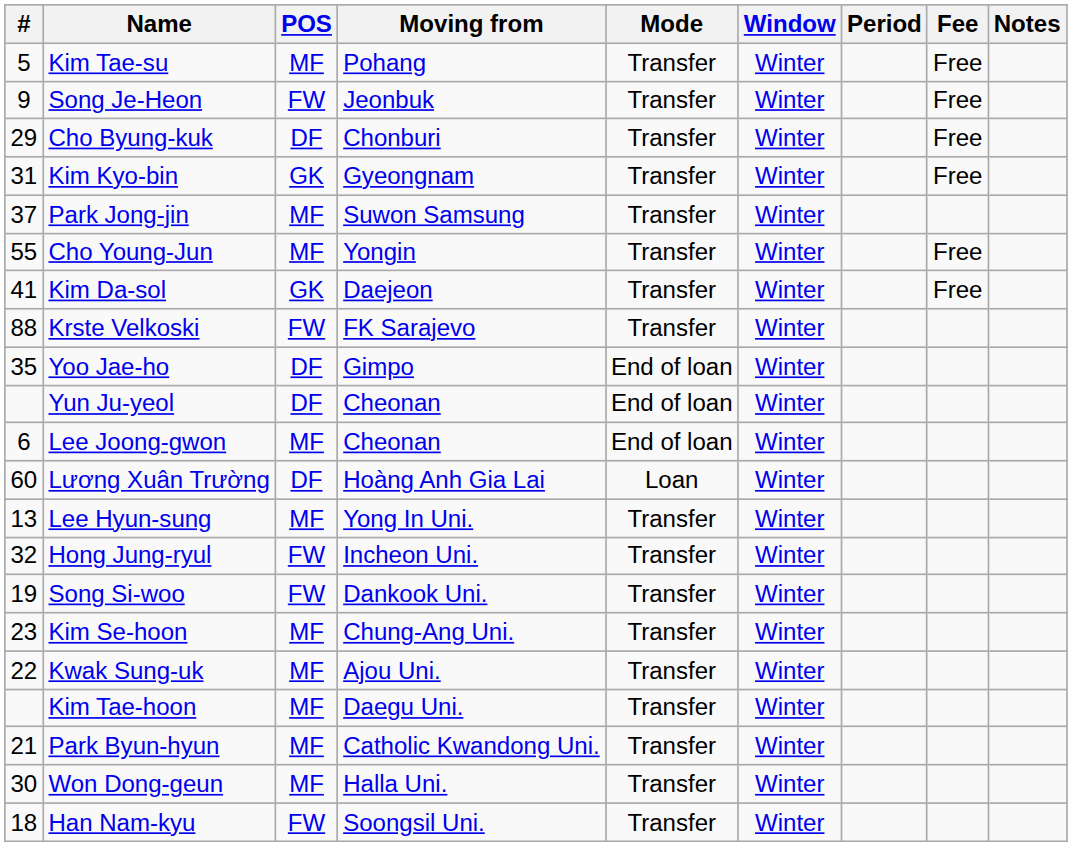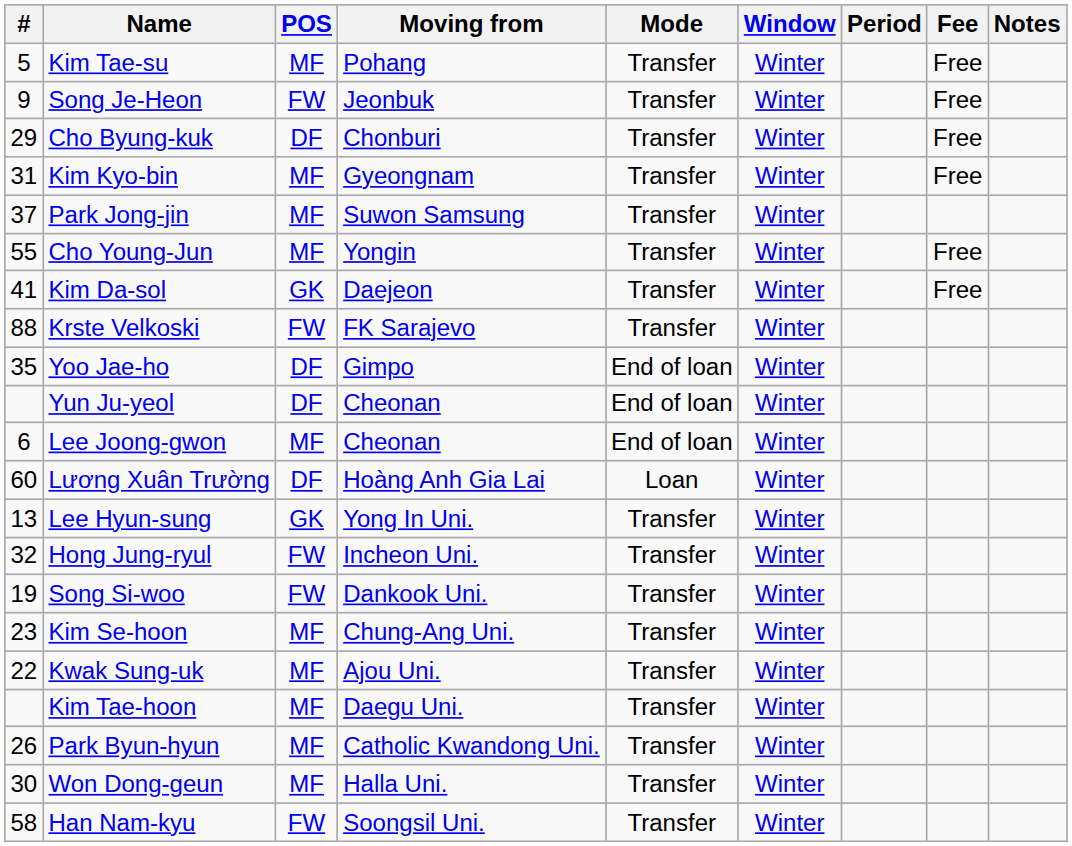(307, 176) GK -> (307, 176) MF
(307, 518) MF -> (307, 518) GK
(24, 746) 21 -> (24, 746) 26
(24, 822) 18 -> (24, 822) 58
